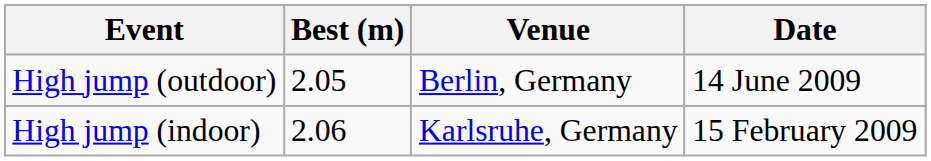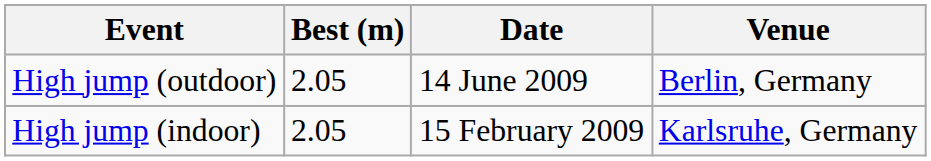columns swapped: (548, 29) <-> (805, 29)
(319, 130) 2.06 -> (319, 130) 2.05
